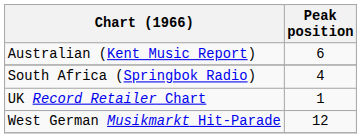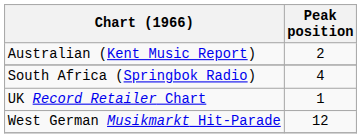(320, 54) 6 -> (320, 54) 2
